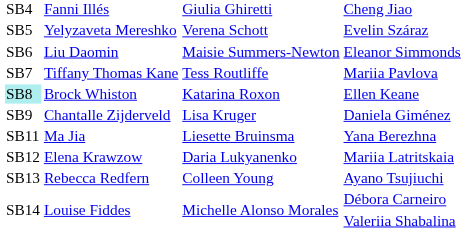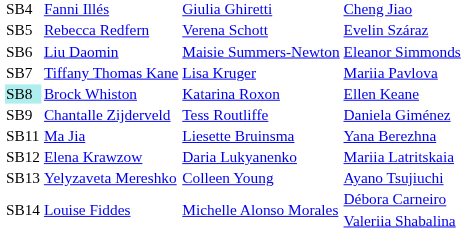(110, 30) Yelyzaveta Mereshko -> (97, 30) Rebecca Redfern
(225, 72) Tess Routliffe -> (219, 72) Lisa Kruger
(219, 115) Lisa Kruger -> (225, 115) Tess Routliffe
(97, 178) Rebecca Redfern -> (110, 178) Yelyzaveta Mereshko
